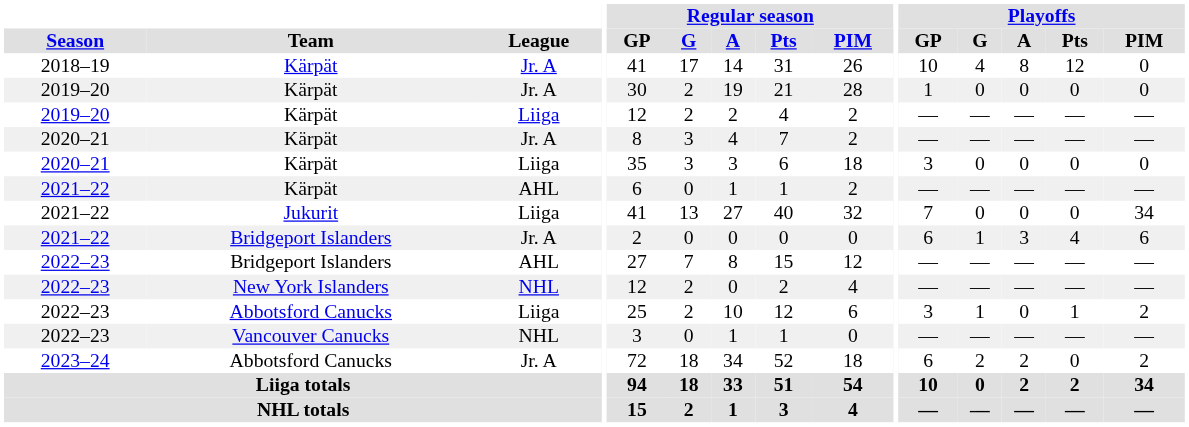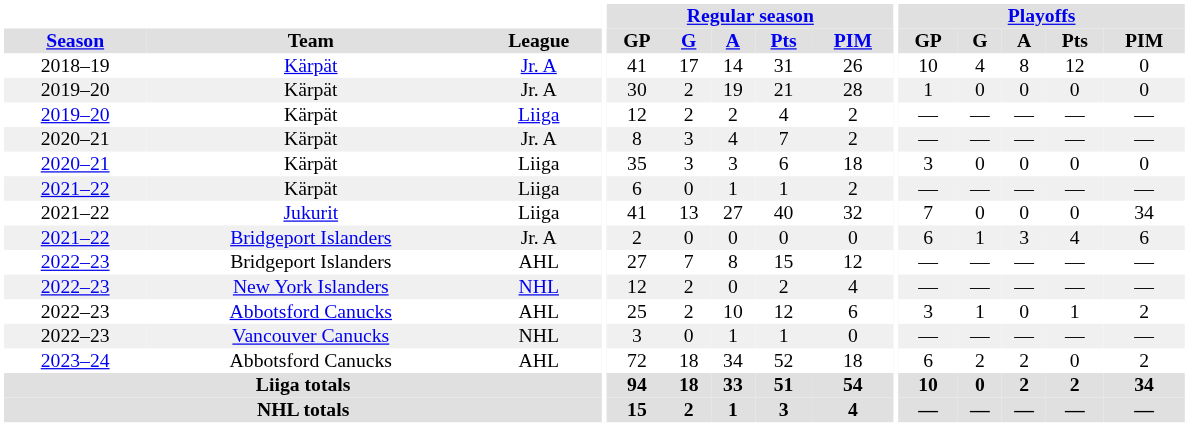(539, 188) AHL -> (539, 188) Liiga
(539, 311) Liiga -> (539, 311) AHL
(539, 360) Jr. A -> (539, 360) AHL
